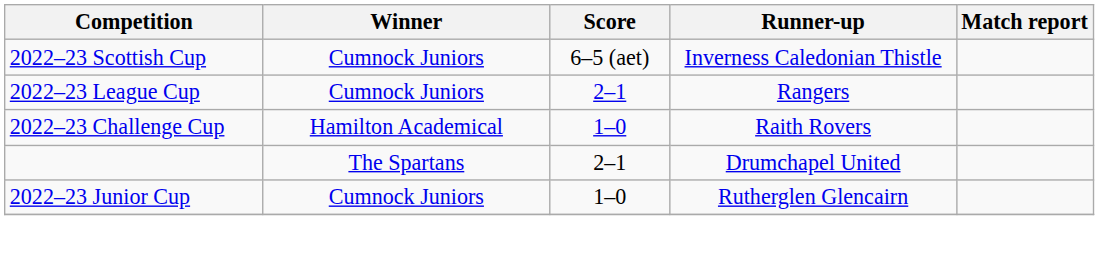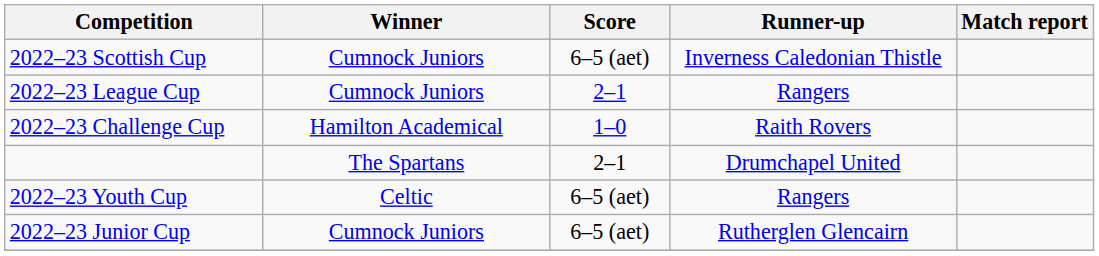+ row: (98, 197)
(610, 197) 1–0 -> (610, 232) 6–5 (aet)
